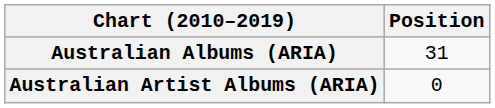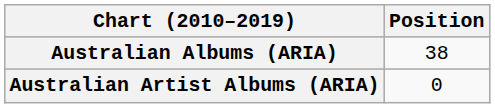(437, 53) 31 -> (437, 53) 38
